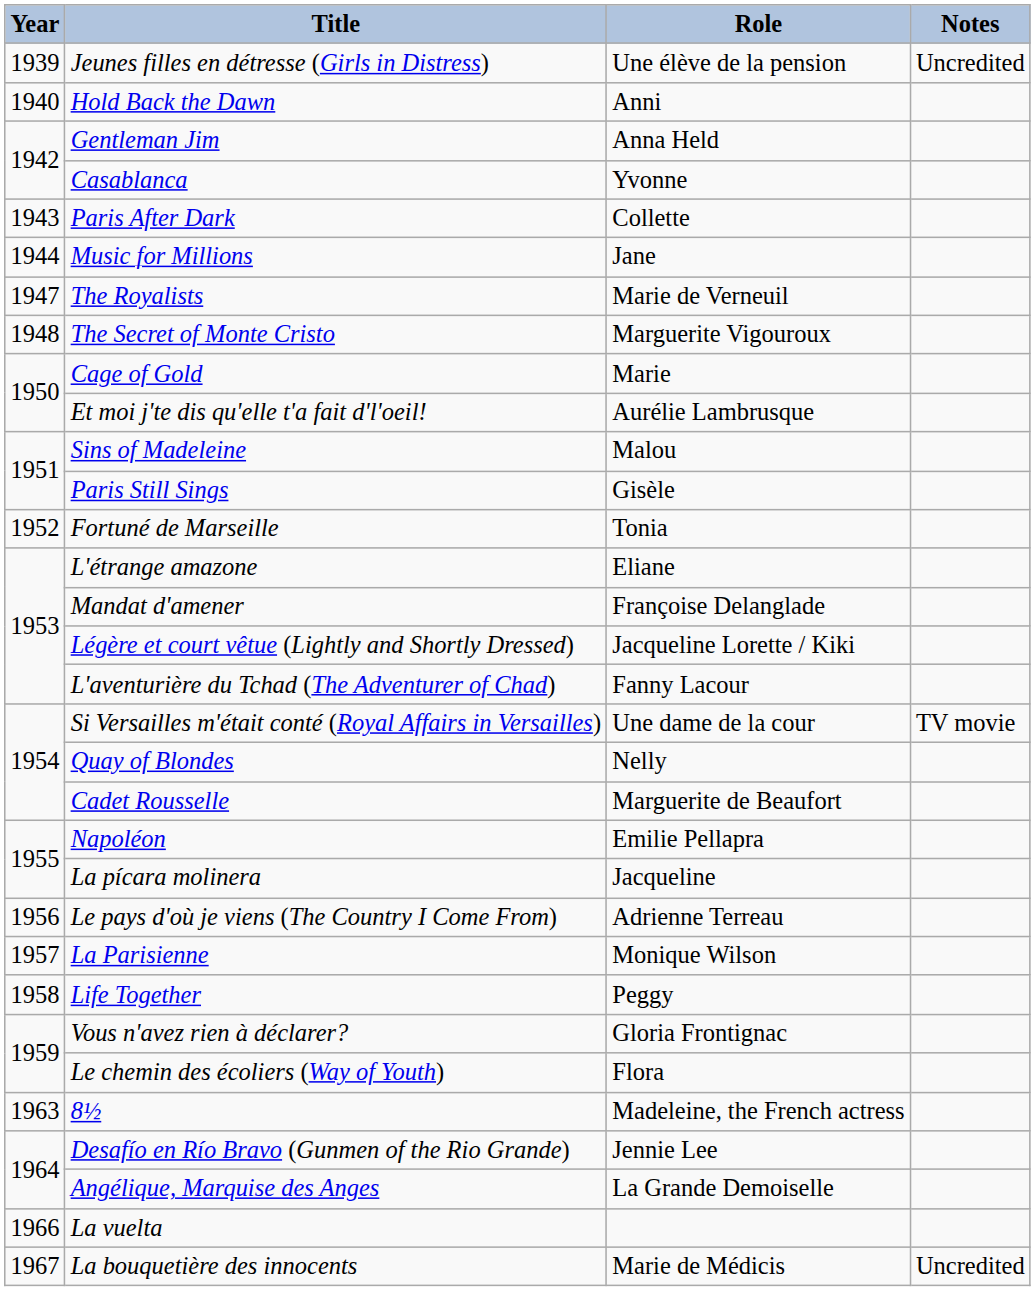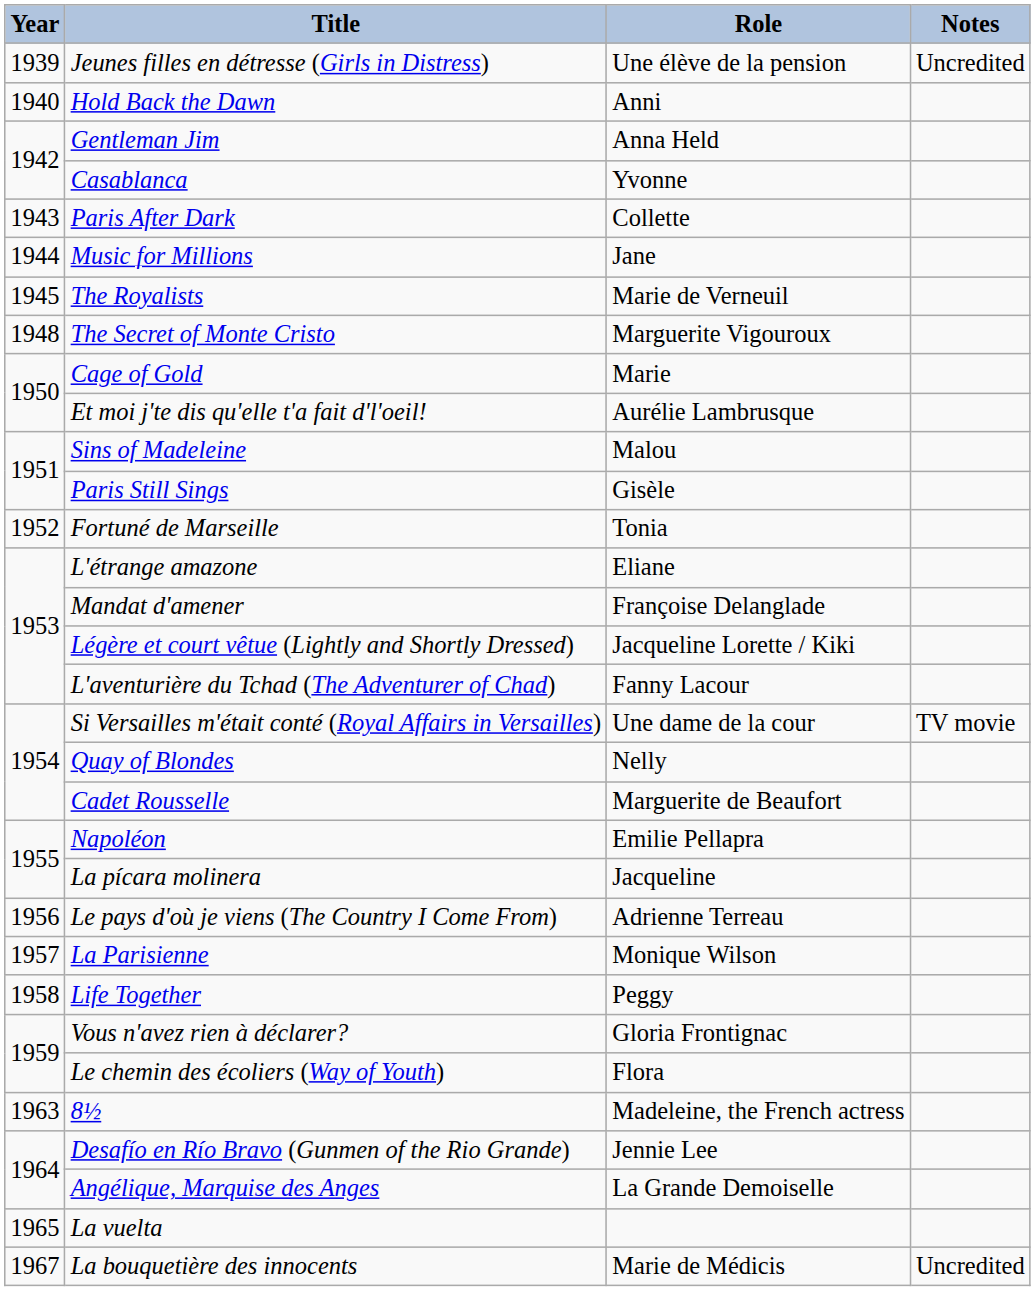(35, 295) 1947 -> (35, 295) 1945
(35, 1227) 1966 -> (35, 1227) 1965
